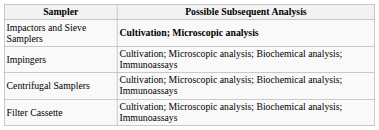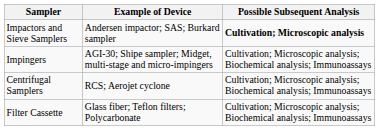+ column: (153, 12)
